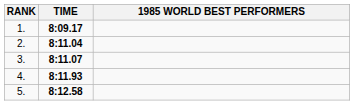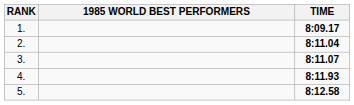columns swapped: (221, 12) <-> (66, 12)
